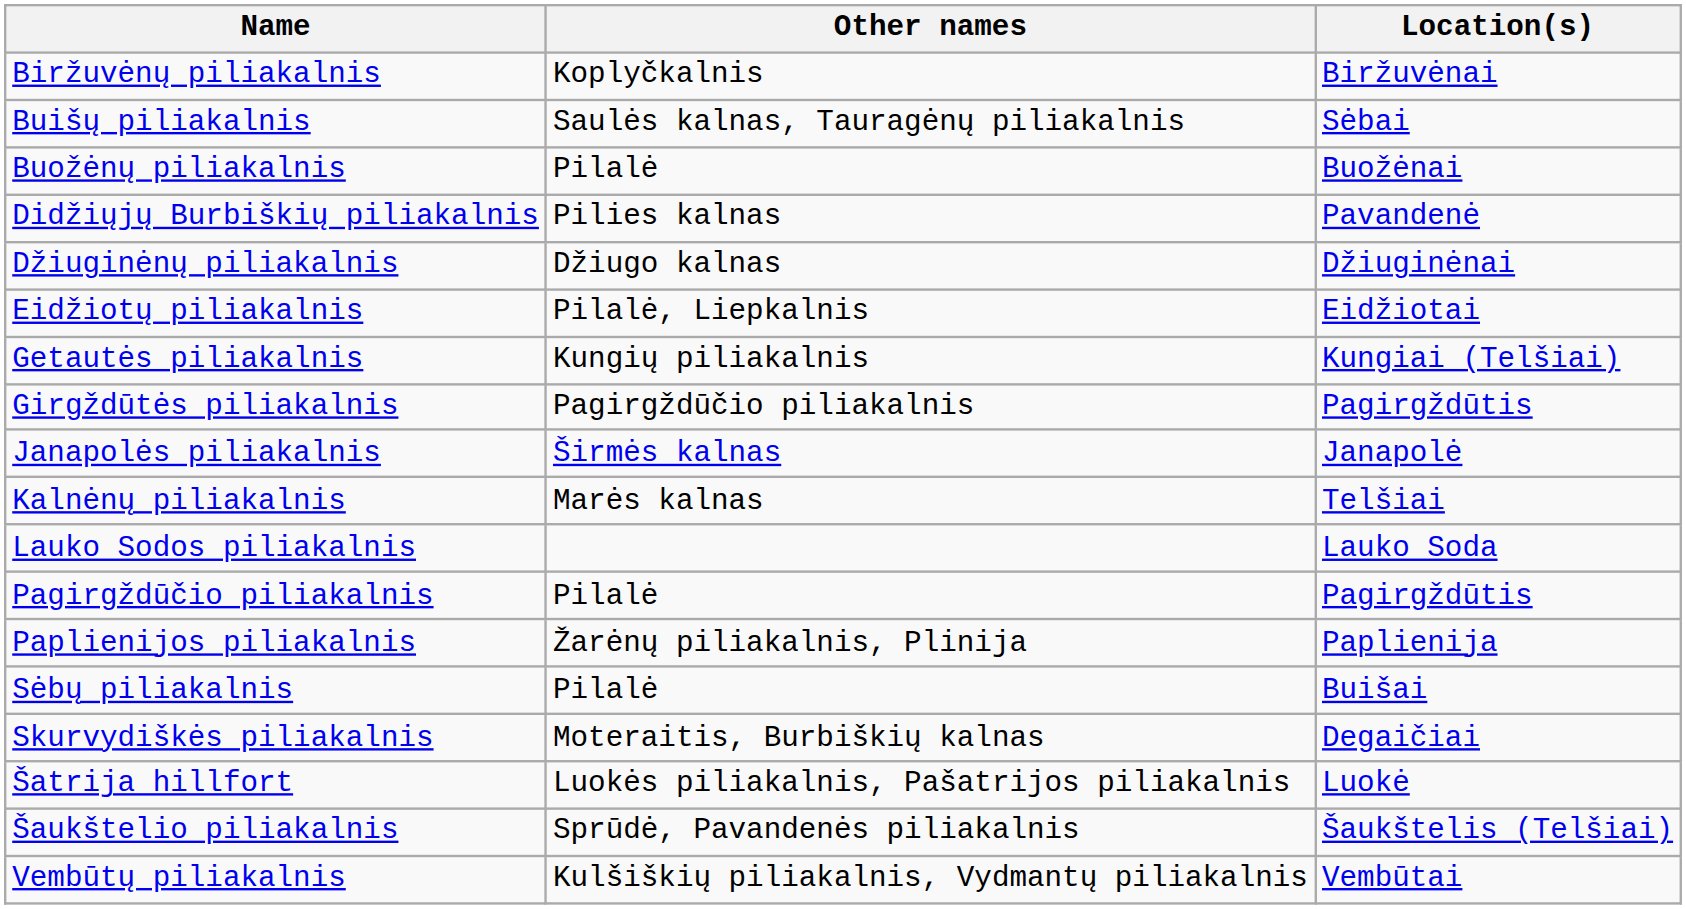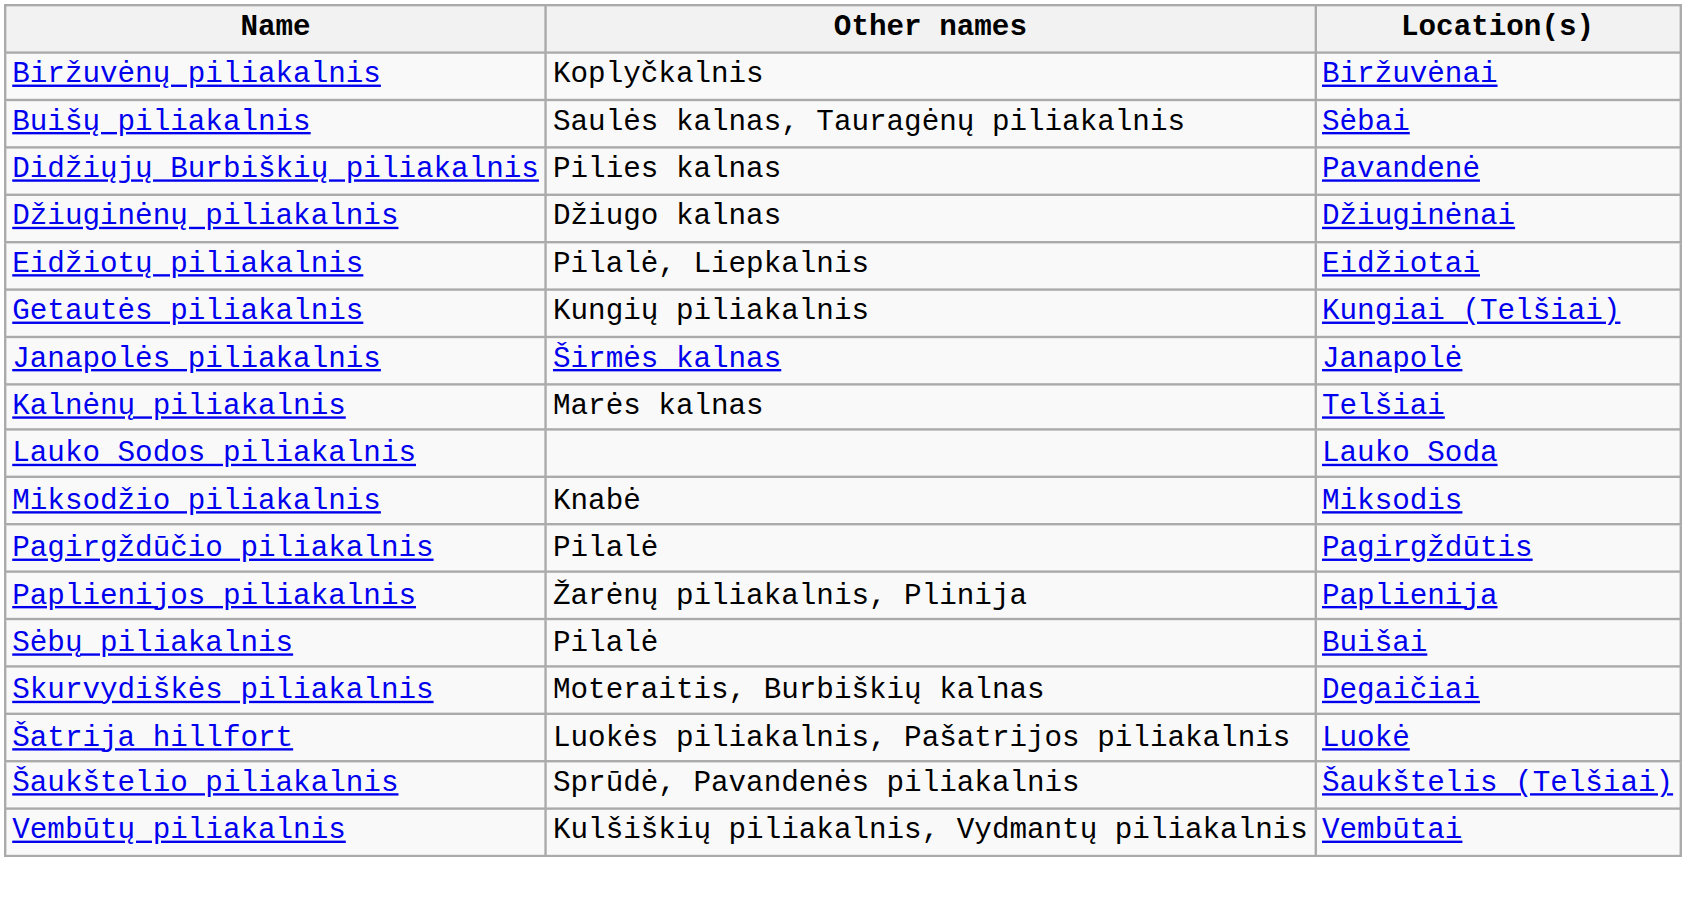- row: (179, 171)
- row: (205, 407)
+ row: (197, 502)
